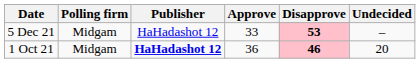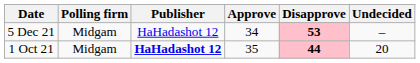(252, 31) 33 -> (252, 31) 34
(252, 49) 36 -> (252, 49) 35
(314, 49) 46 -> (314, 49) 44
